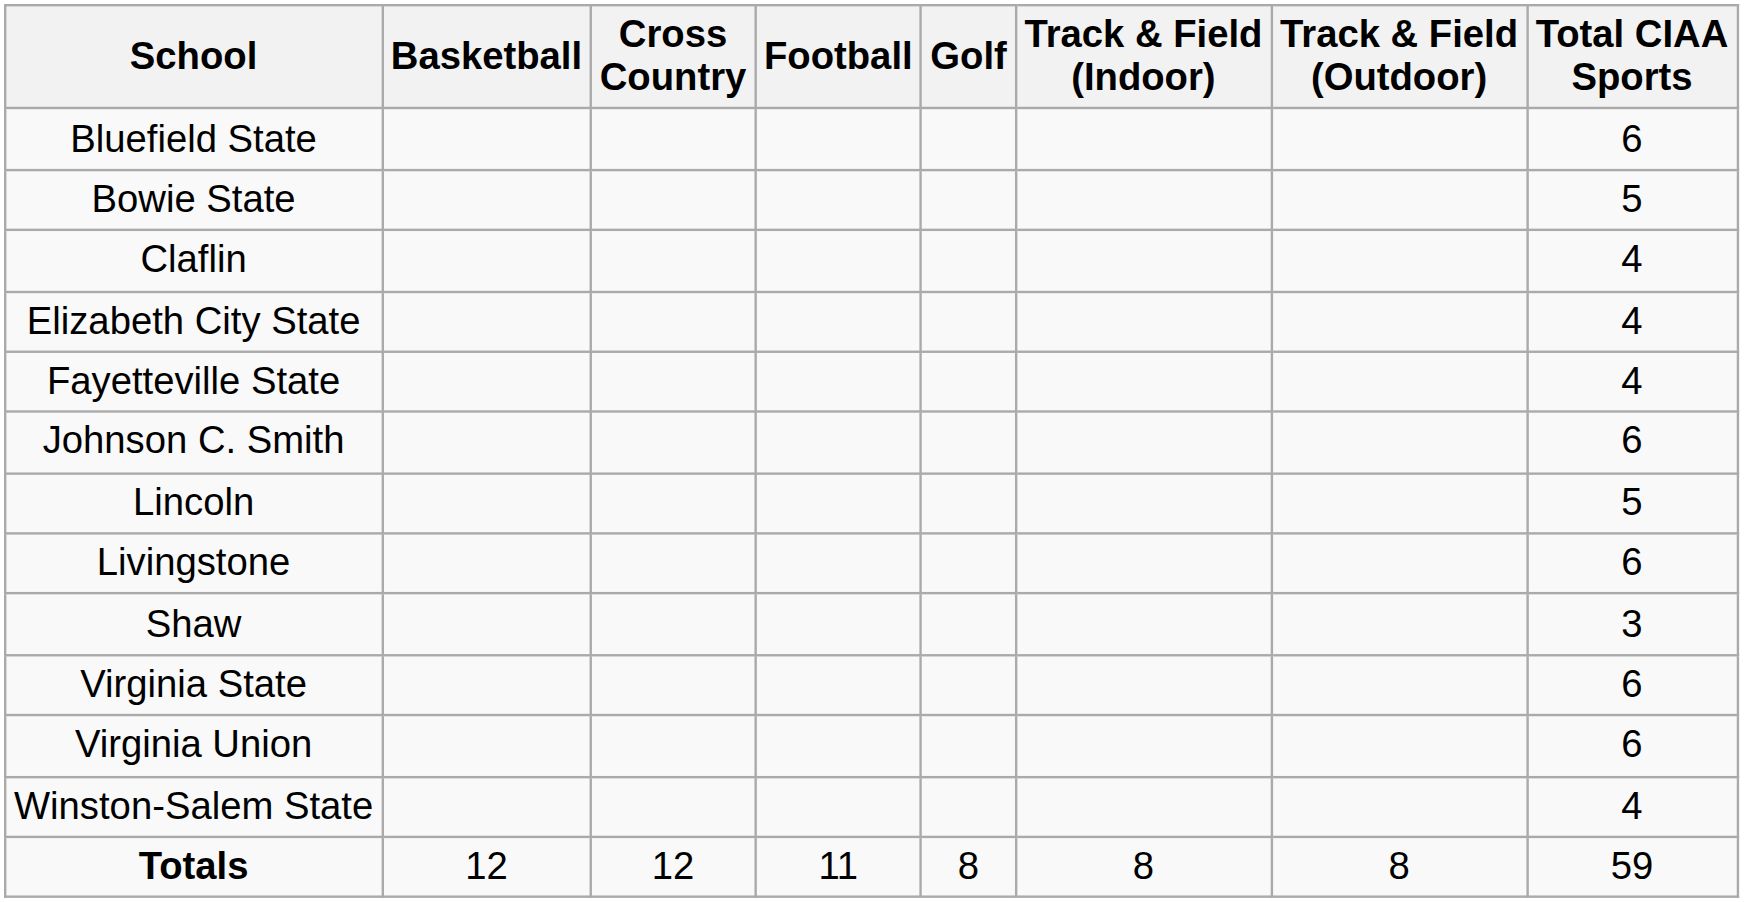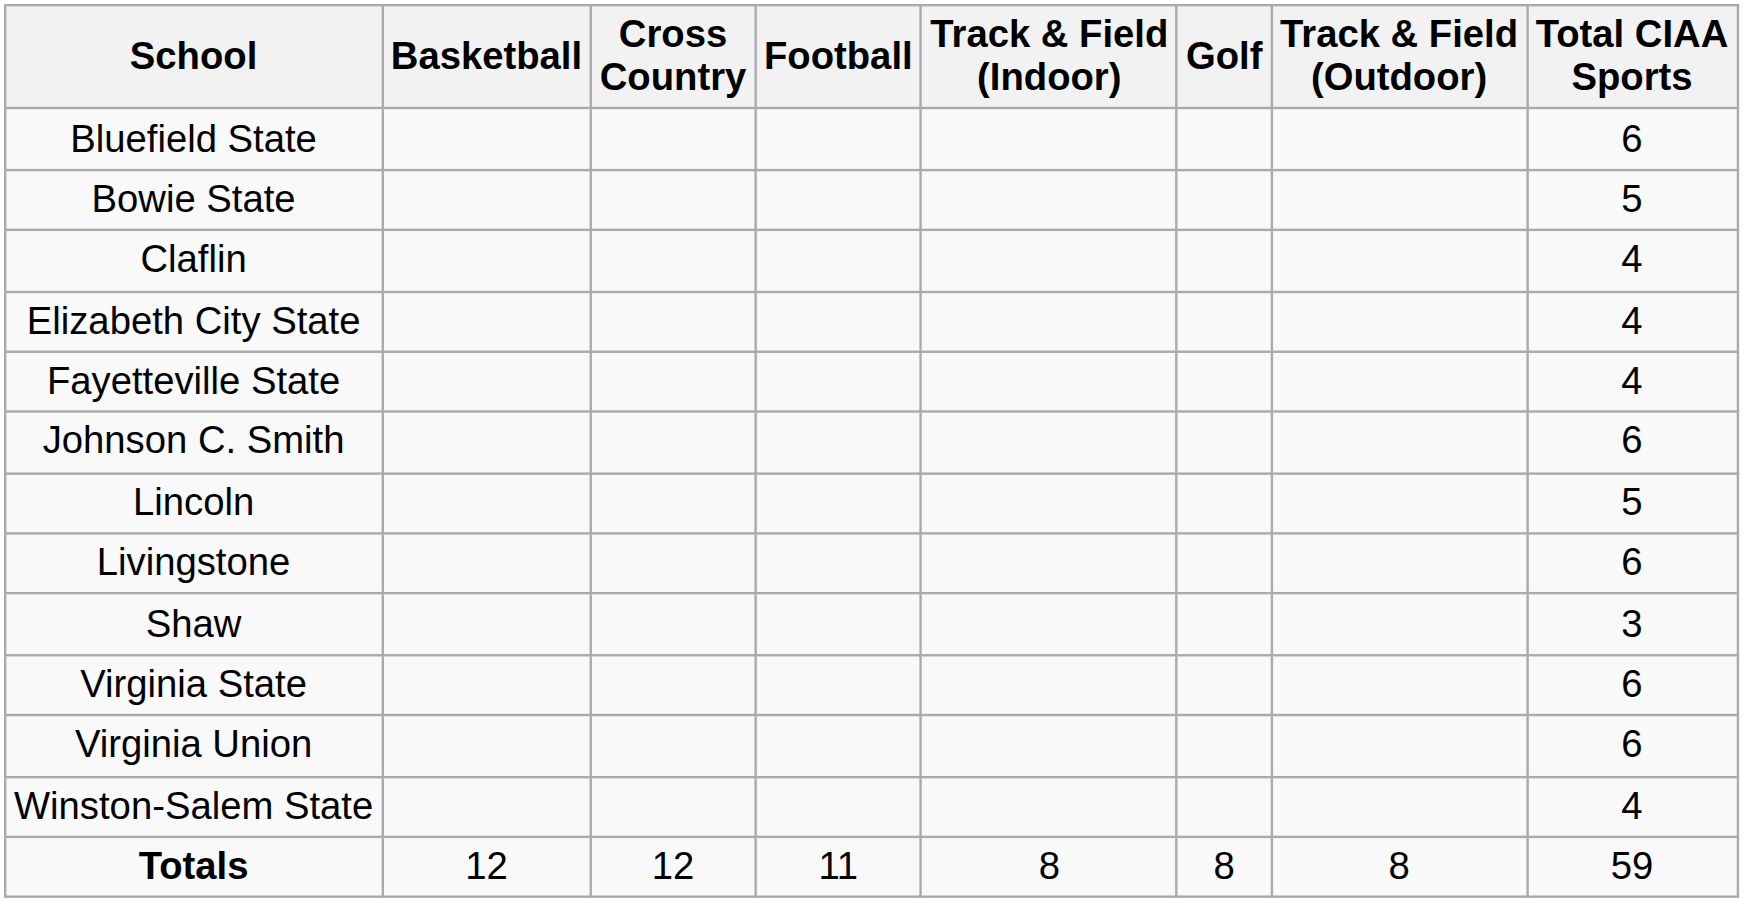columns swapped: (969, 56) <-> (1143, 56)
